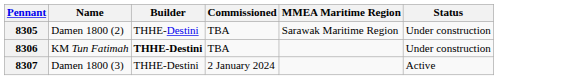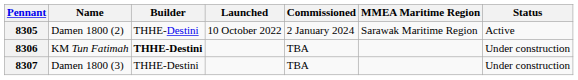+ column: (245, 13)
(218, 30) TBA -> (320, 30) 2 January 2024
(448, 30) Under construction -> (500, 30) Active
(241, 65) 2 January 2024 -> (298, 65) TBA
(421, 65) Active -> (528, 65) Under construction
